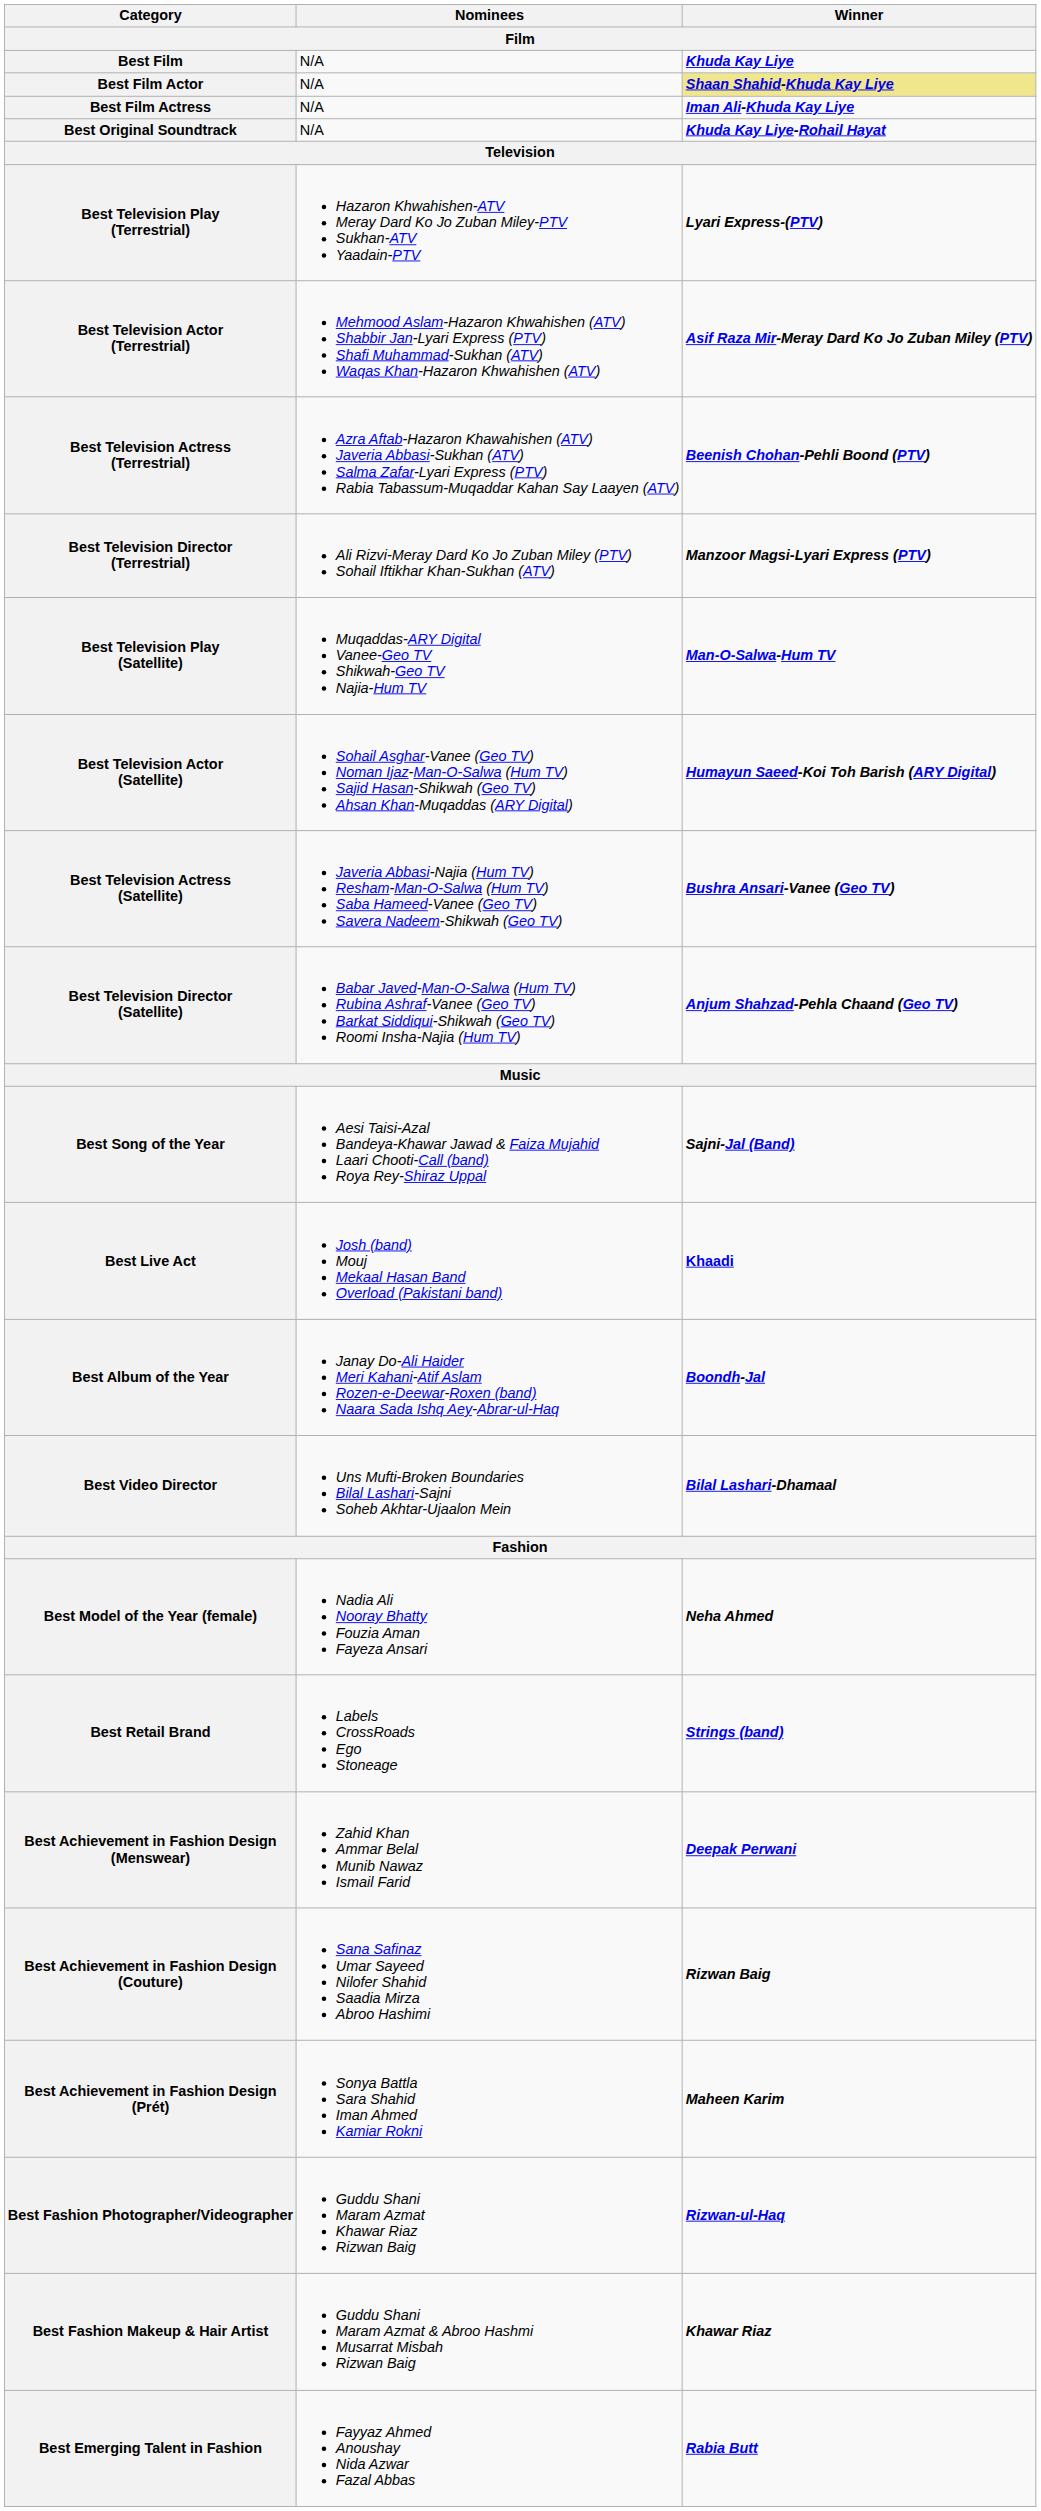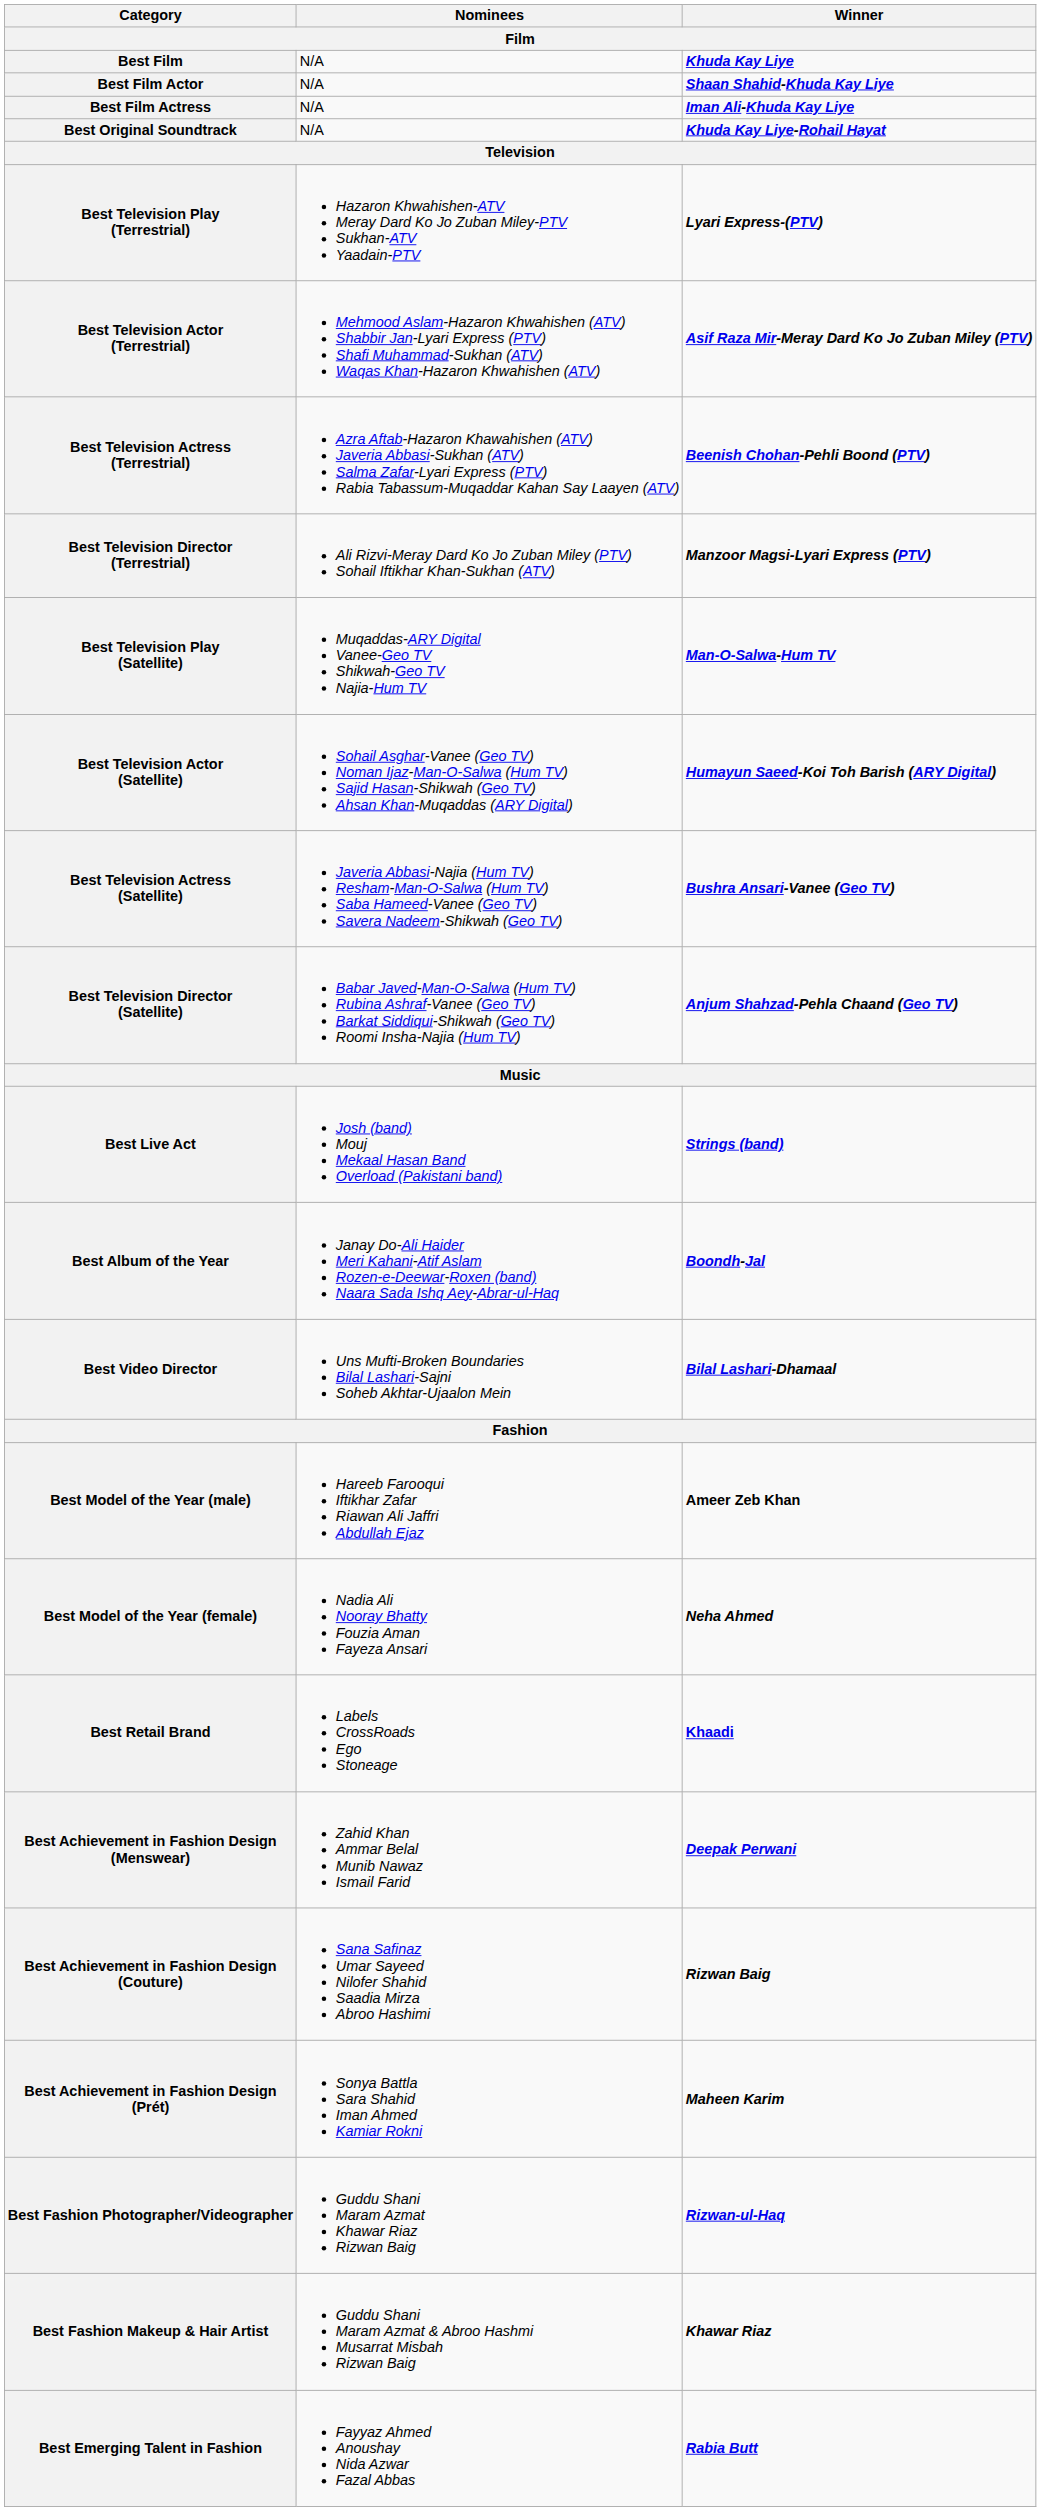(790, 84) khaki background -> (790, 84) no background
- row: (150, 1144)
(710, 1260) Khaadi -> (735, 1144) Strings (band)
+ row: (150, 1500)
(735, 1733) Strings (band) -> (710, 1733) Khaadi
